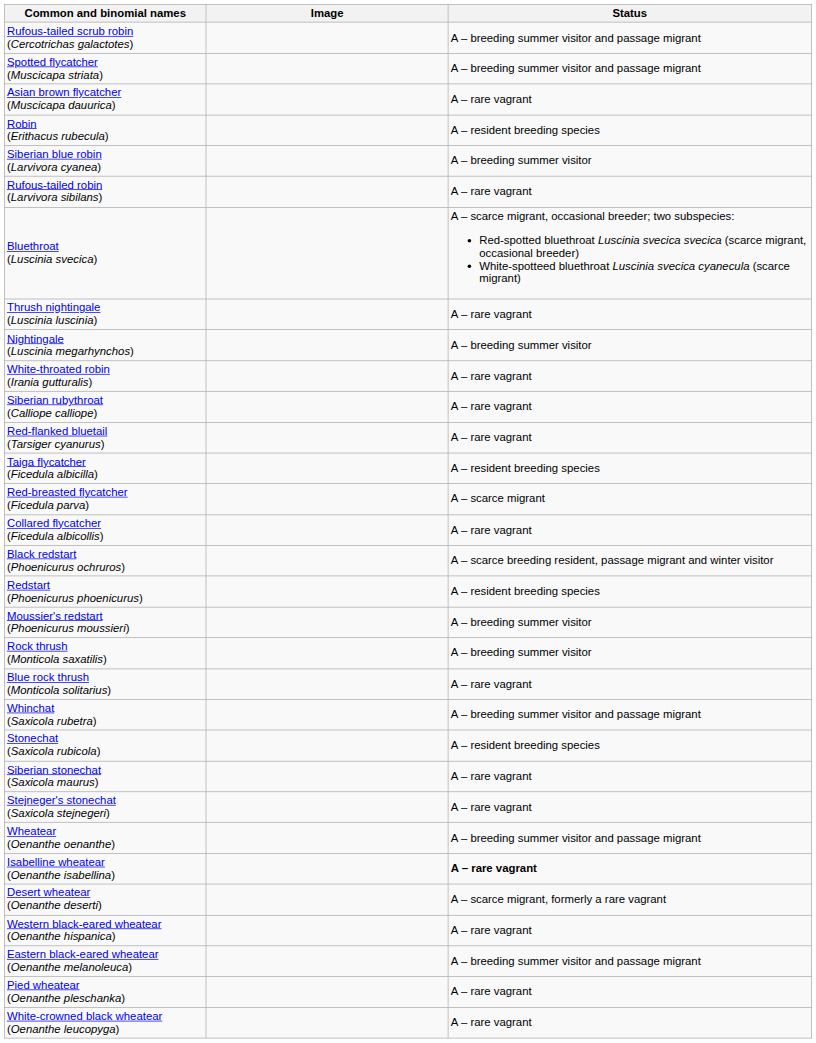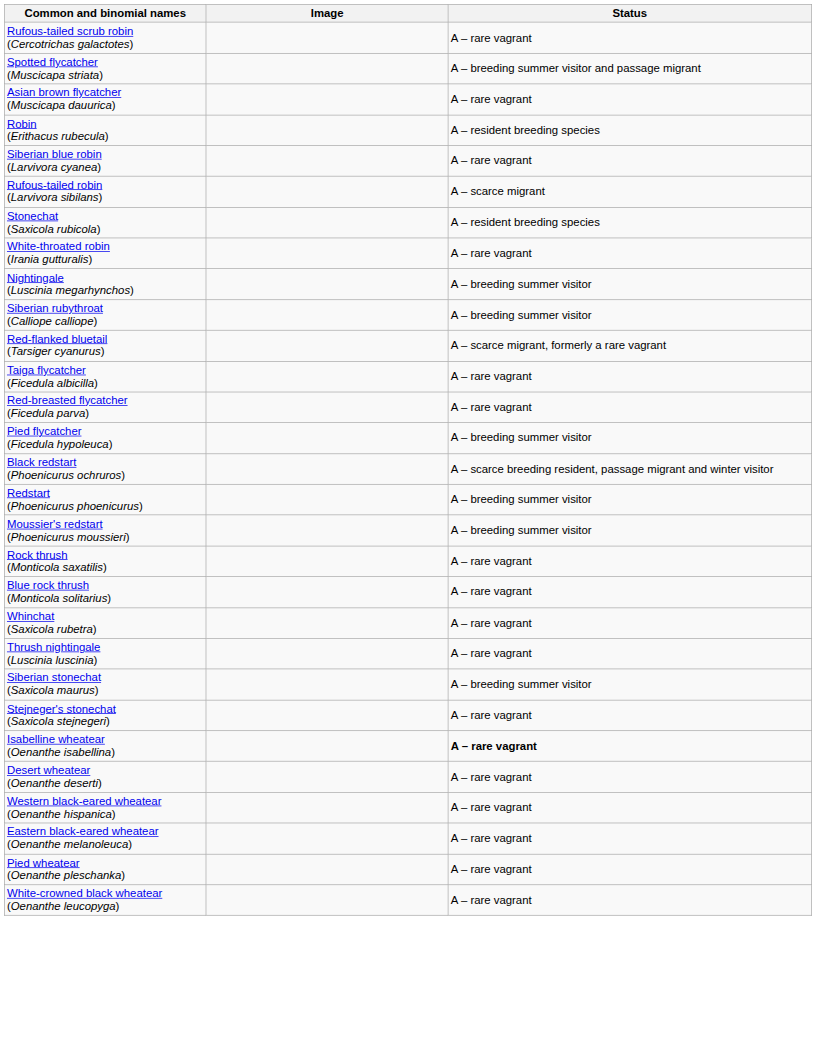(576, 37) A – breeding summer visitor and passage migrant -> (491, 37) A – rare vagrant
(521, 161) A – breeding summer visitor -> (491, 161) A – rare vagrant
(491, 191) A – rare vagrant -> (498, 191) A – scarce migrant
- row: (52, 253)
rows swapped: (54, 314) <-> (54, 745)
rows swapped: (70, 345) <-> (58, 376)
(491, 406) A – rare vagrant -> (521, 315) A – breeding summer visitor
(491, 437) A – rare vagrant -> (558, 345) A – scarce migrant, formerly a rare vagrant
(525, 468) A – resident breeding species -> (491, 376) A – rare vagrant
(498, 499) A – scarce migrant -> (491, 407) A – rare vagrant
+ row: (60, 438)
- row: (55, 530)
(525, 591) A – resident breeding species -> (521, 499) A – breeding summer visitor
(521, 653) A – breeding summer visitor -> (491, 561) A – rare vagrant
(576, 714) A – breeding summer visitor and passage migrant -> (491, 623) A – rare vagrant
(491, 776) A – rare vagrant -> (521, 684) A – breeding summer visitor
- row: (61, 838)
(558, 899) A – scarce migrant, formerly a rare vagrant -> (491, 777) A – rare vagrant
(576, 961) A – breeding summer visitor and passage migrant -> (491, 838) A – rare vagrant
